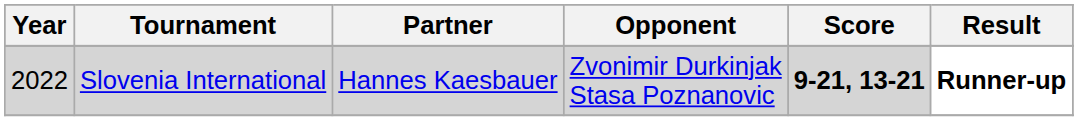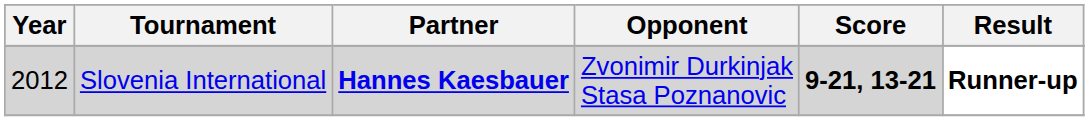(39, 80) 2022 -> (39, 80) 2012
(448, 80) normal -> (454, 80) bold
